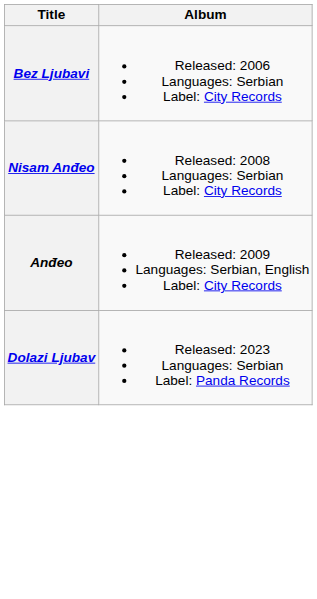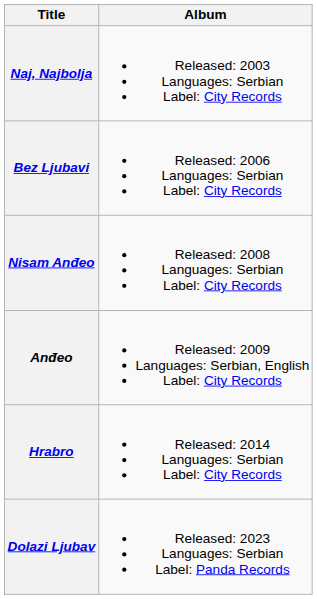+ row: (51, 73)
+ row: (51, 452)
